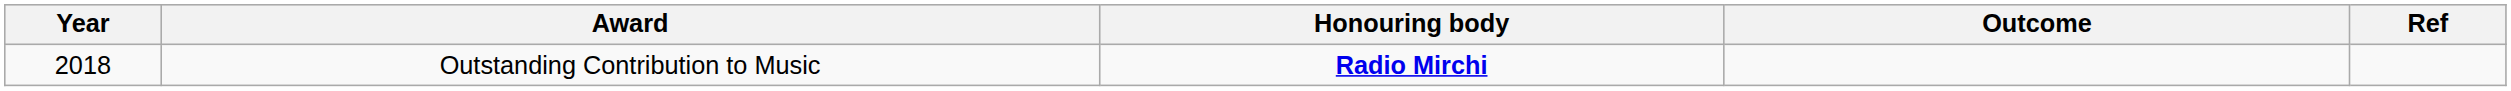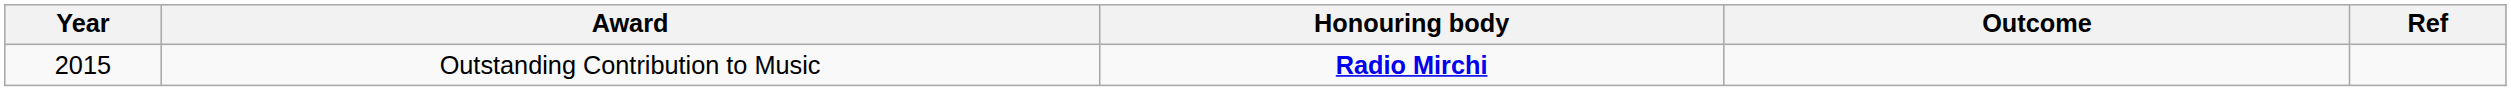(83, 64) 2018 -> (83, 64) 2015
